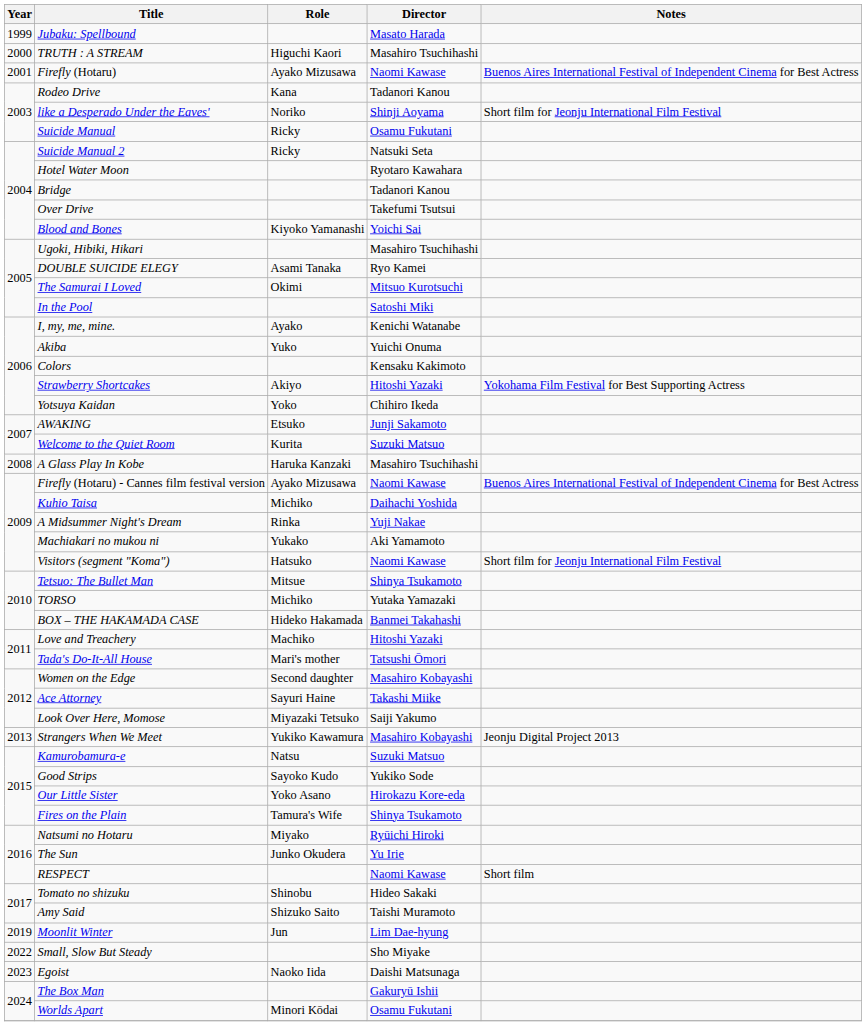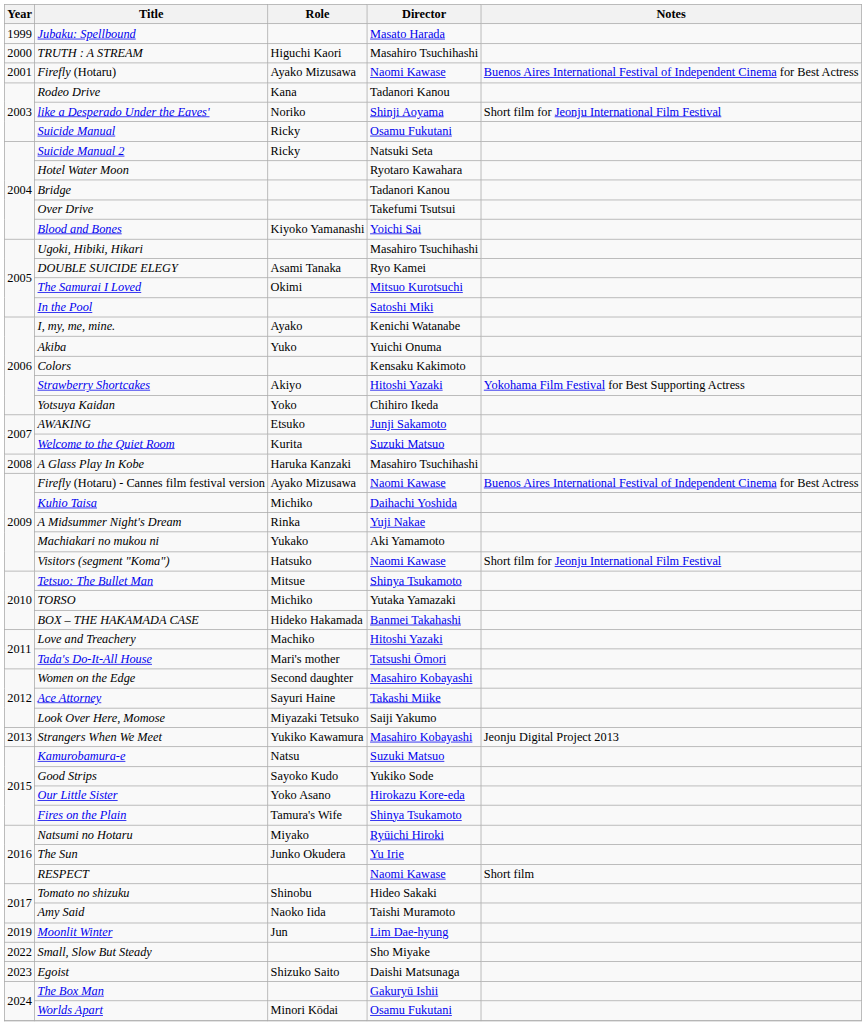(305, 913) Shizuko Saito -> (298, 913) Naoko Iida
(298, 971) Naoko Iida -> (305, 971) Shizuko Saito
